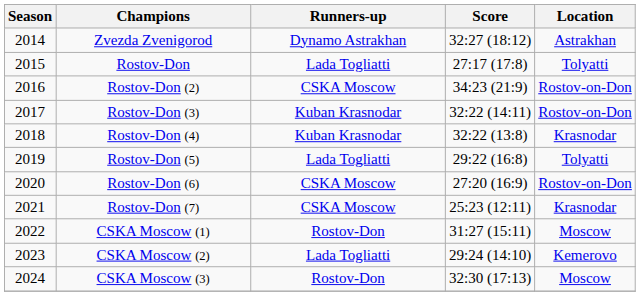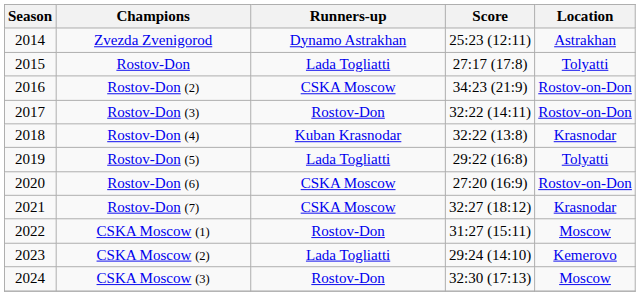(490, 40) 32:27 (18:12) -> (490, 40) 25:23 (12:11)
(348, 111) Kuban Krasnodar -> (348, 111) Rostov-Don
(490, 207) 25:23 (12:11) -> (490, 207) 32:27 (18:12)
